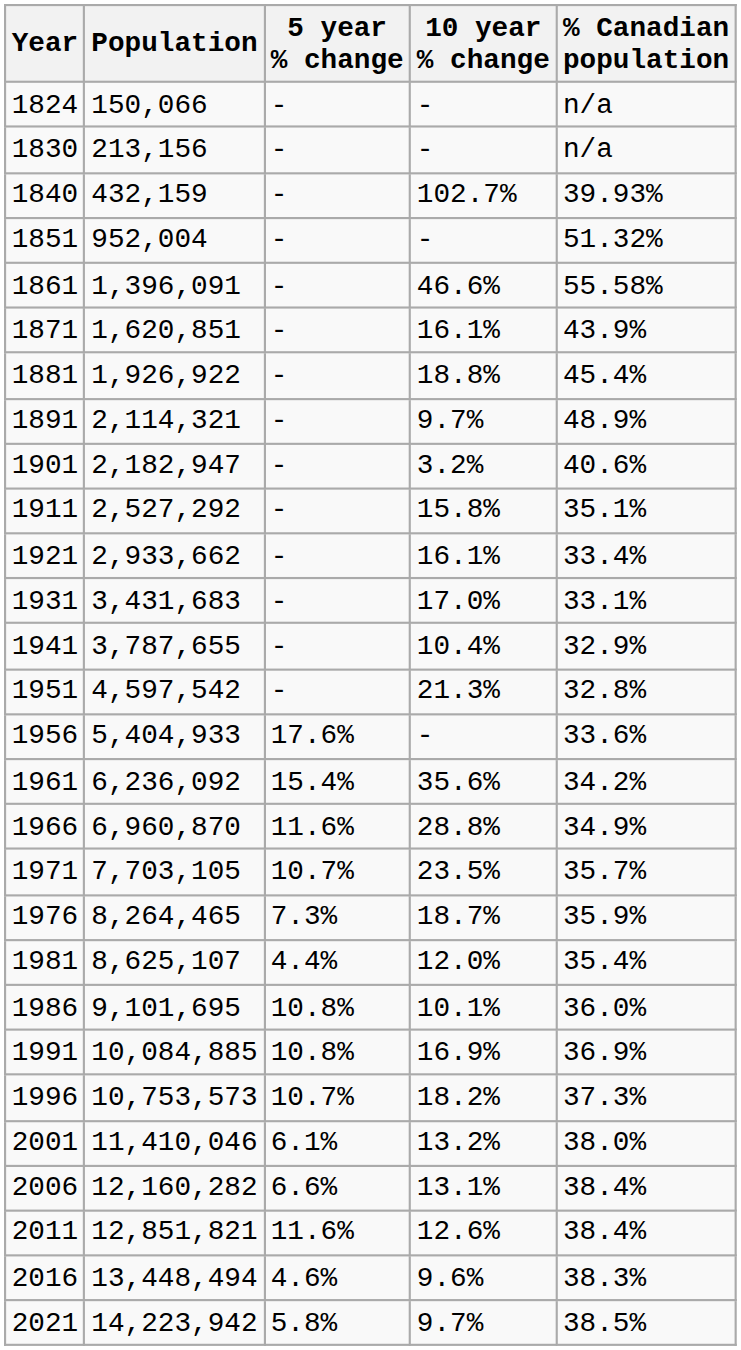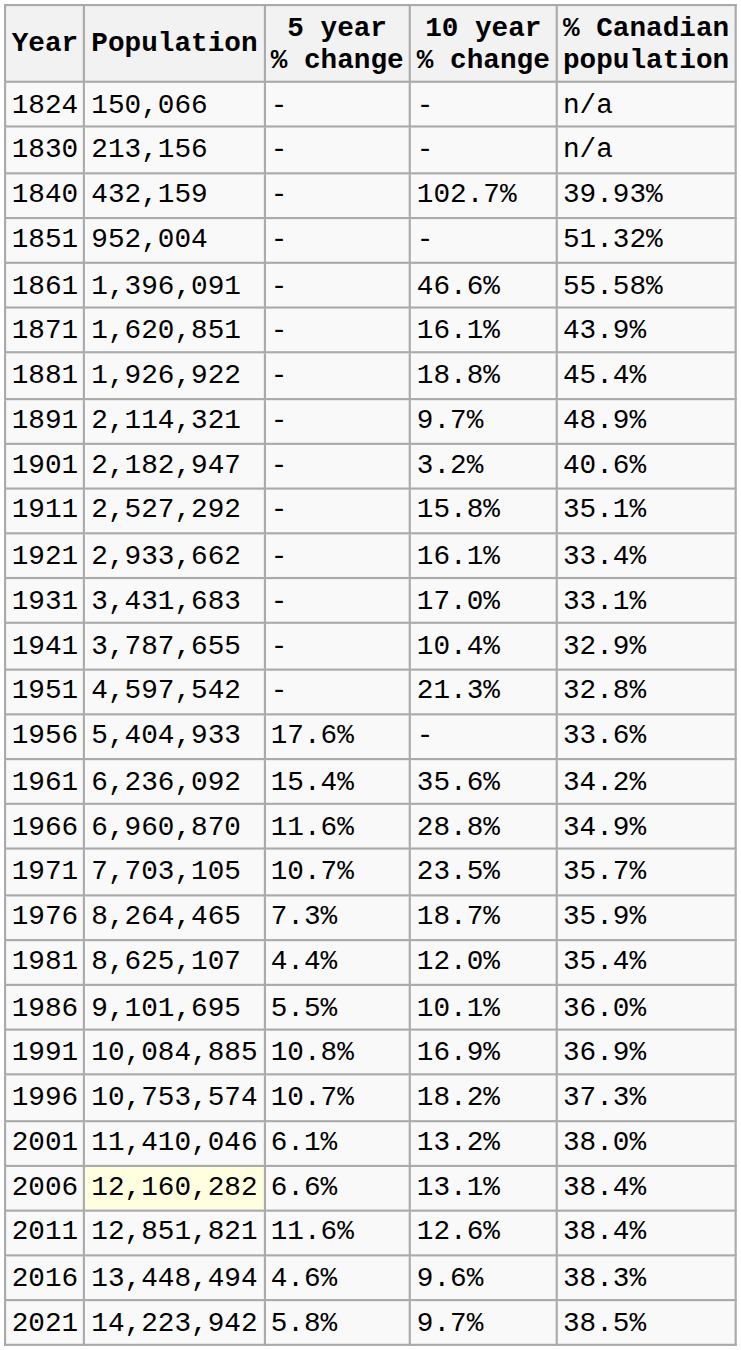(312, 1007) 10.8% -> (304, 1007) 5.5%
(174, 1098) 10,753,573 -> (174, 1098) 10,753,574
(174, 1188) no background -> (174, 1188) lightyellow background
